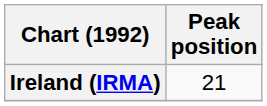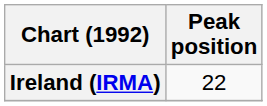(214, 82) 21 -> (214, 82) 22
